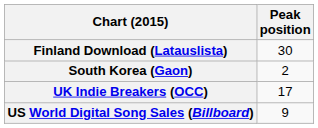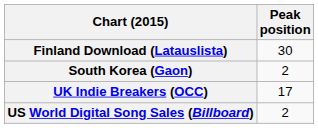(285, 112) 9 -> (285, 112) 2
